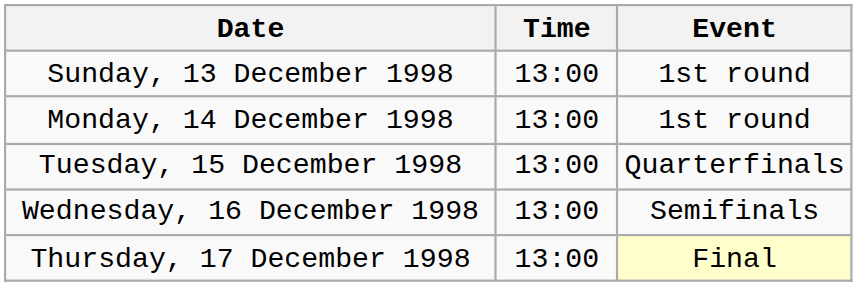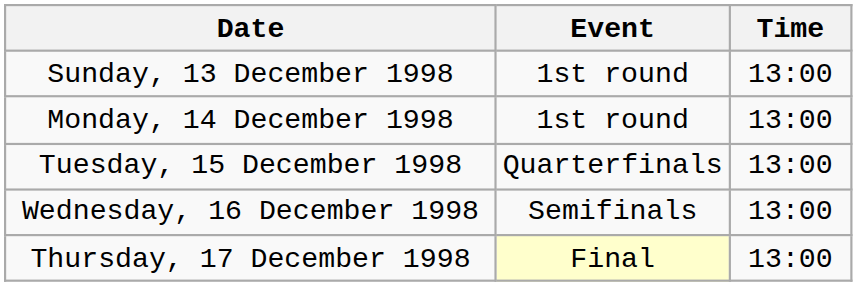columns swapped: (557, 28) <-> (735, 28)
